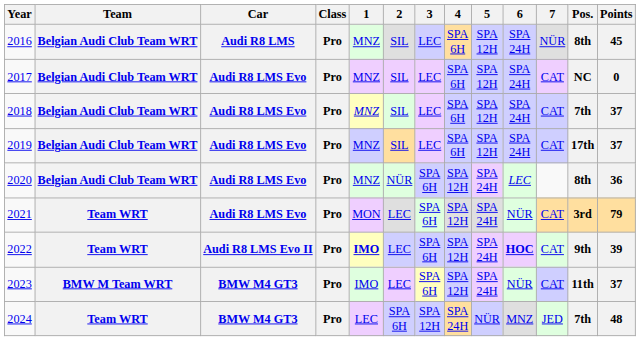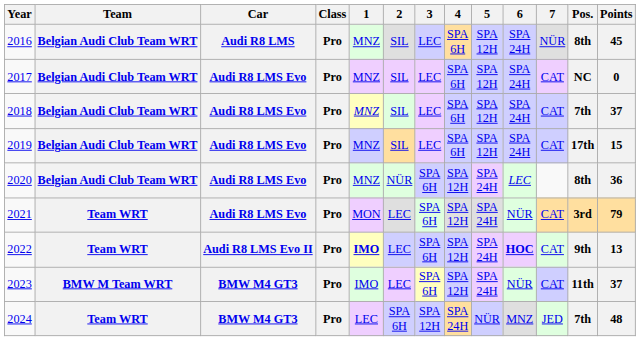(616, 145) 37 -> (616, 145) 15
(616, 249) 39 -> (616, 249) 13
